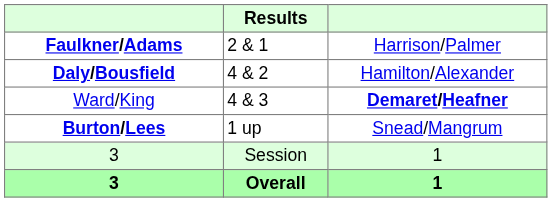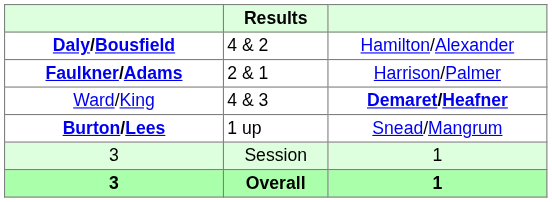rows swapped: (114, 45) <-> (114, 73)
